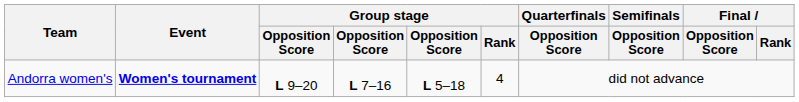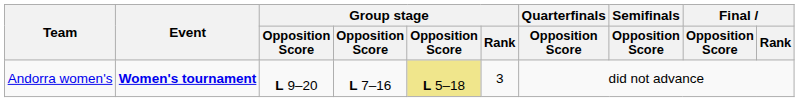(444, 86) no background -> (444, 86) khaki background
(500, 79) 4 -> (500, 79) 3
